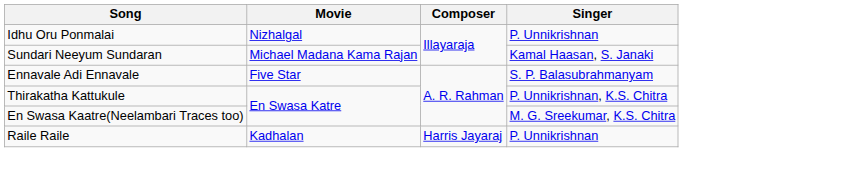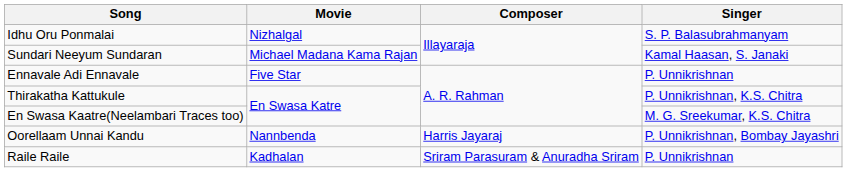(554, 34) P. Unnikrishnan -> (716, 34) S. P. Balasubrahmanyam
(581, 75) S. P. Balasubrahmanyam -> (689, 75) P. Unnikrishnan
+ row: (76, 136)
(463, 136) Harris Jayaraj -> (531, 156) Sriram Parasuram & Anuradha Sriram
